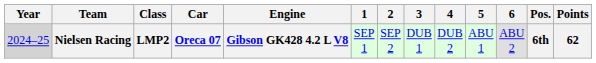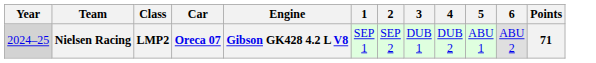- column: (541, 13)
(573, 40) 62 -> (546, 40) 71
